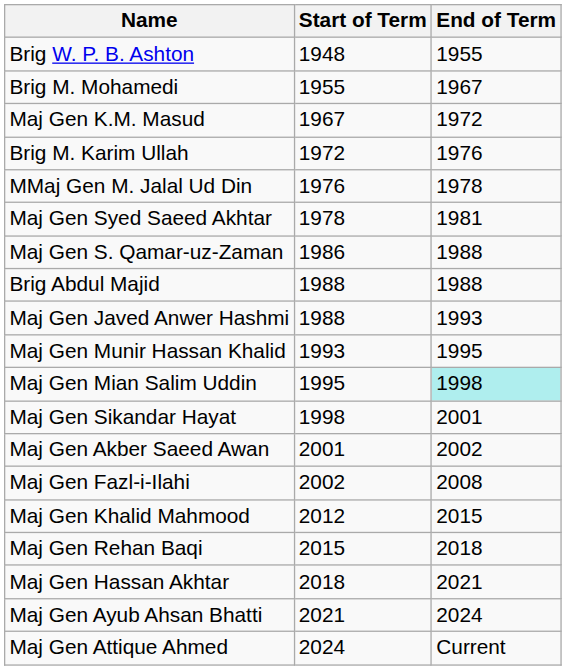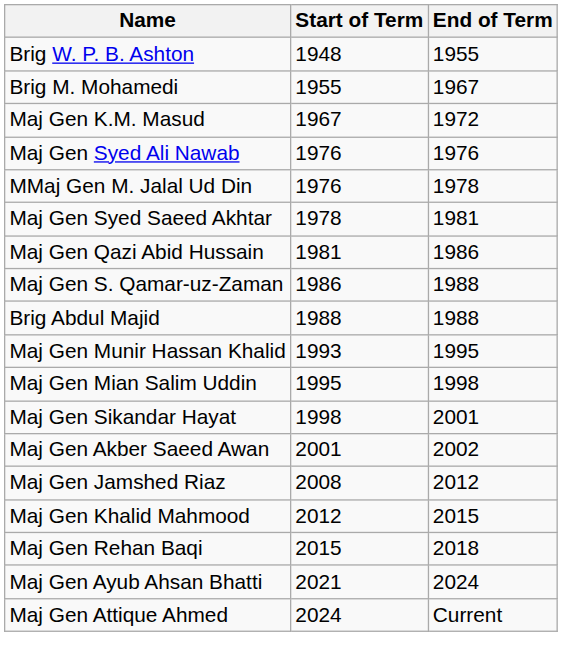- row: (99, 152)
+ row: (124, 152)
+ row: (137, 251)
- row: (149, 317)
(459, 383) paleturquoise background -> (456, 383) no background
- row: (100, 482)
+ row: (118, 482)
- row: (119, 581)
